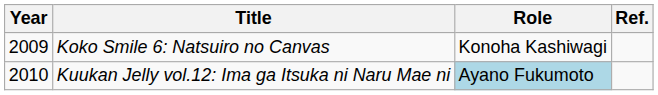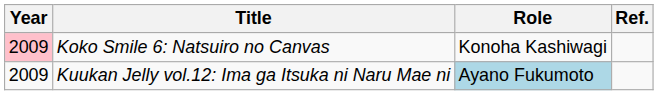(29, 47) no background -> (29, 47) pink background
(29, 75) 2010 -> (29, 75) 2009
